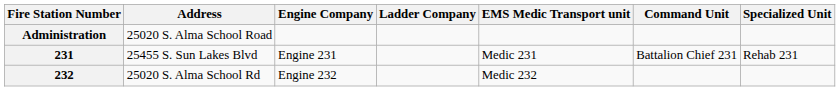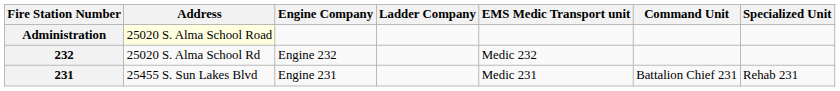(200, 34) no background -> (200, 34) lightyellow background
rows swapped: (64, 55) <-> (64, 75)
